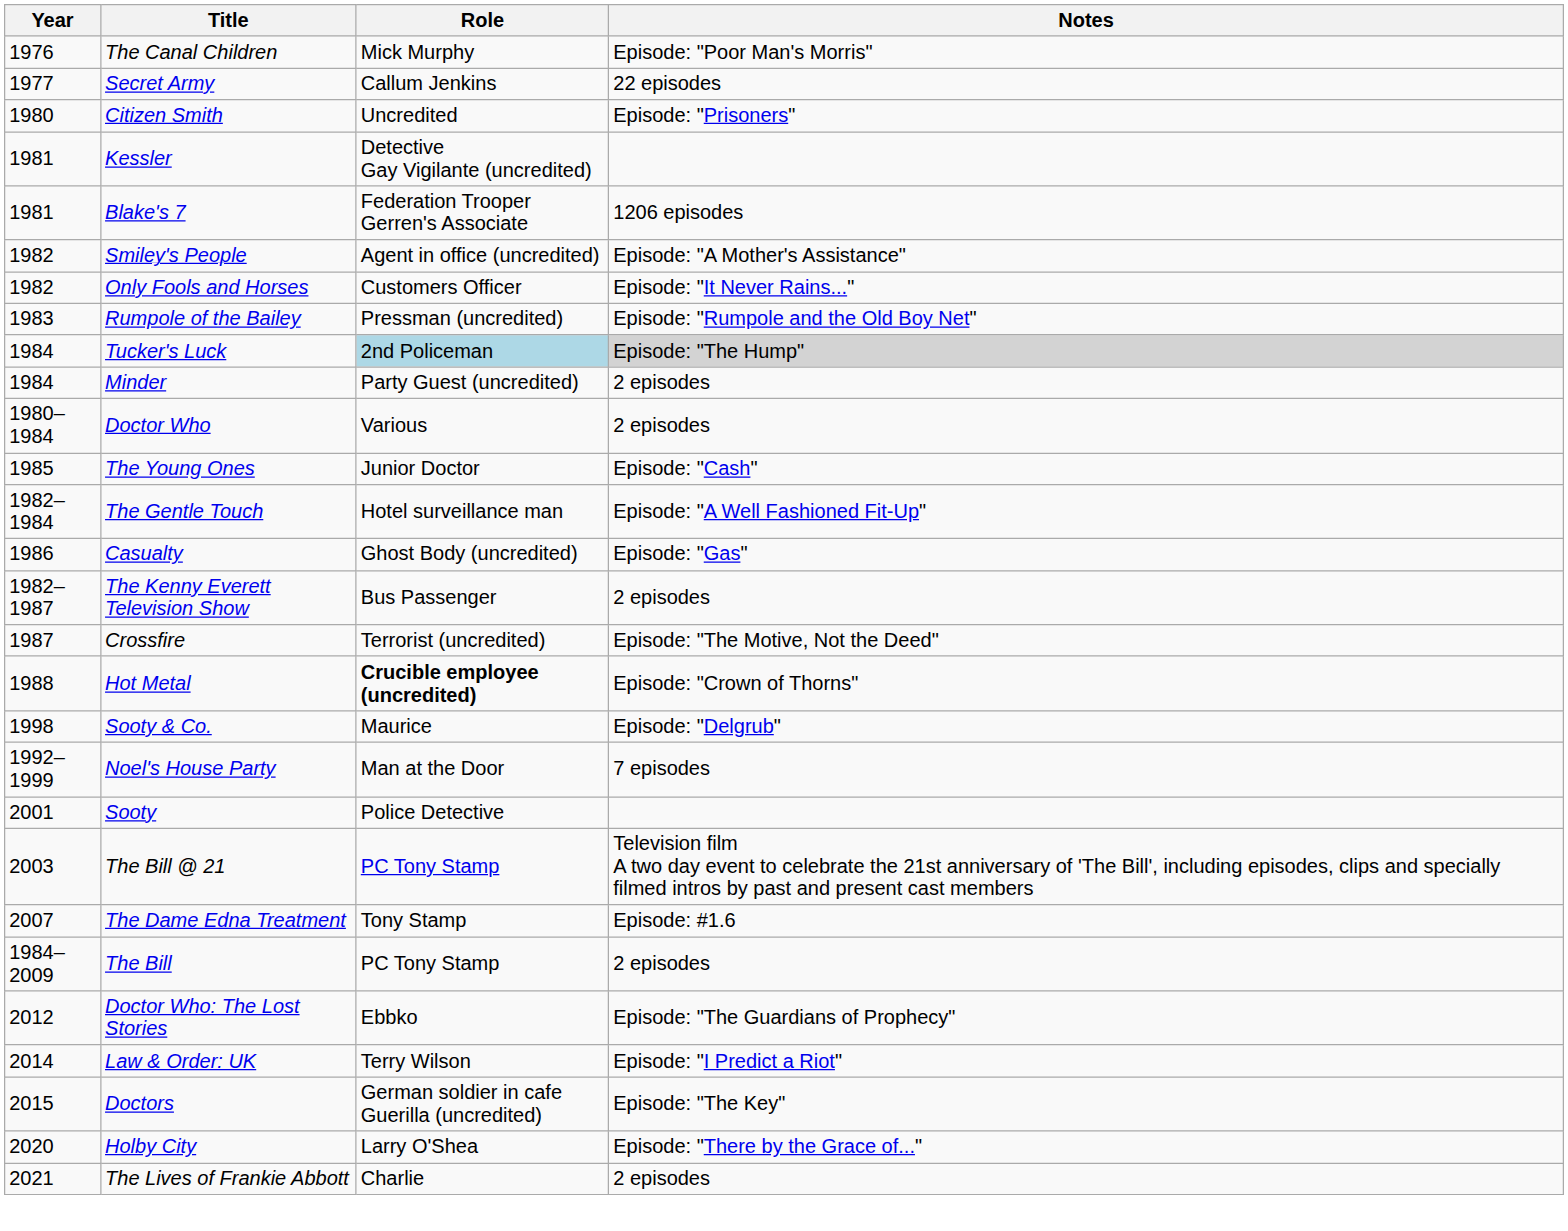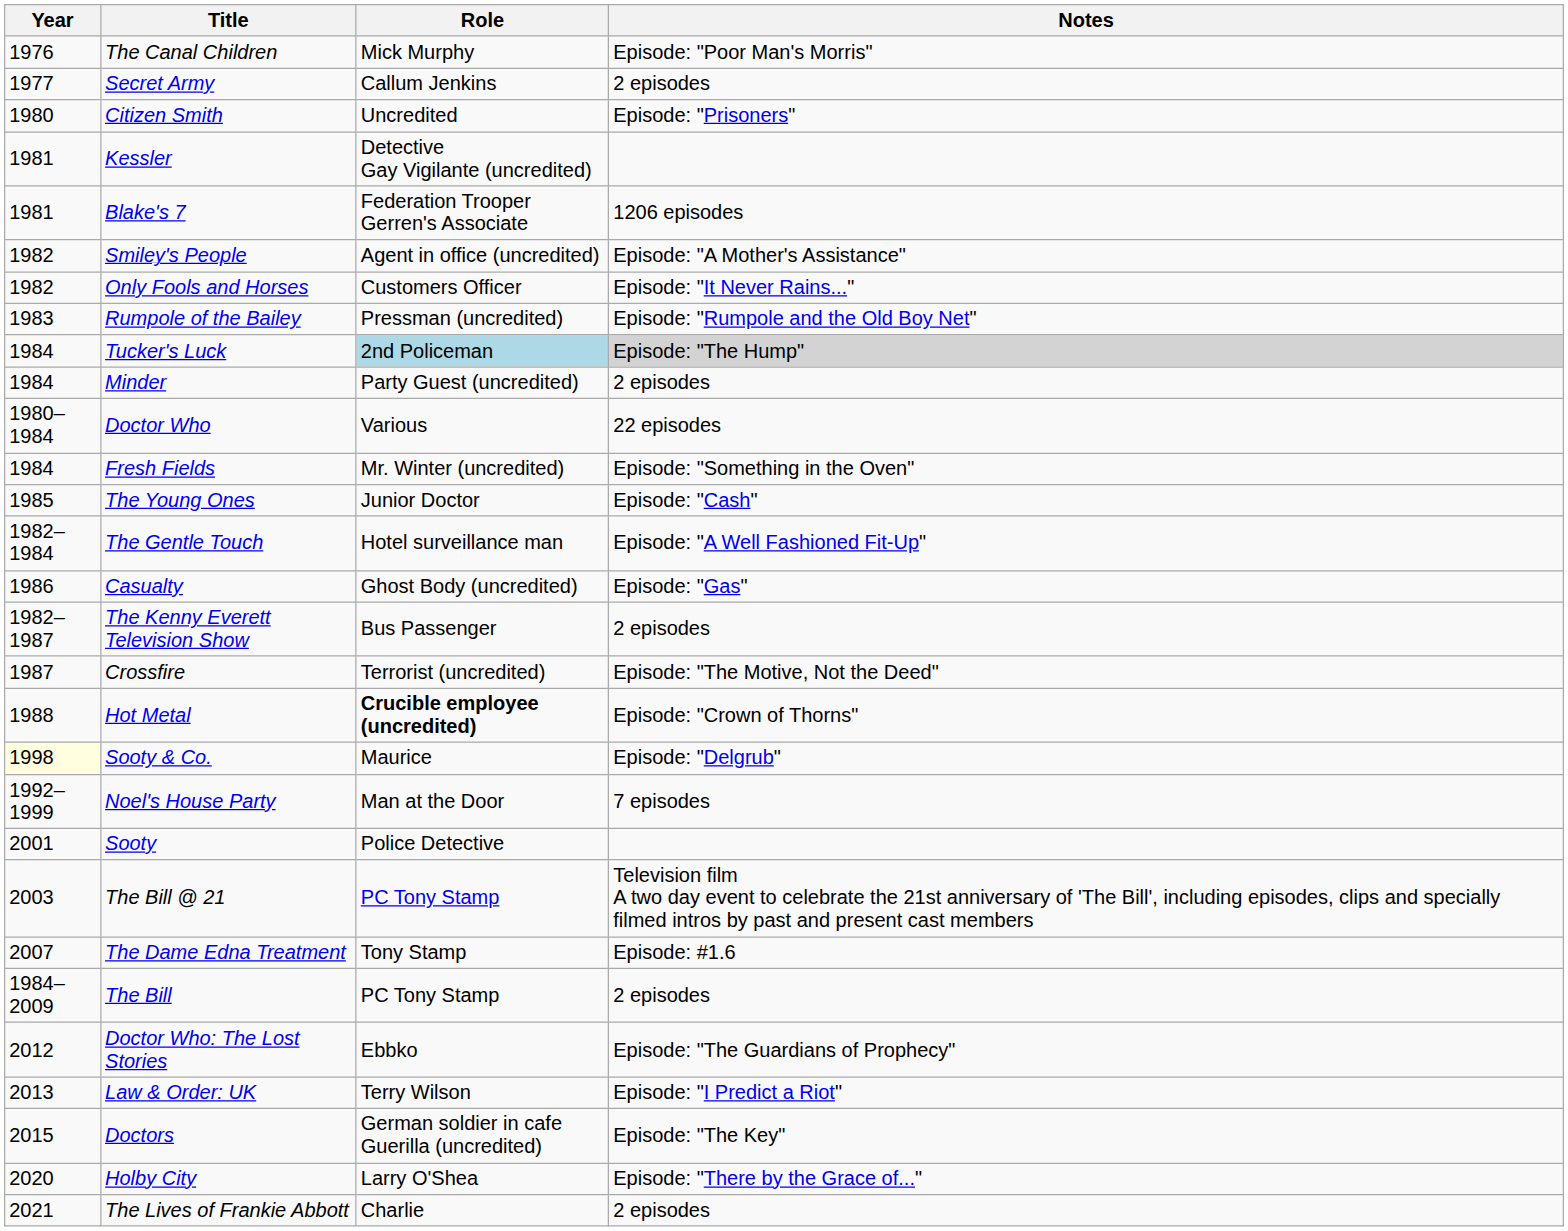(667, 83) 22 episodes -> (662, 83) 2 episodes
(662, 425) 2 episodes -> (667, 425) 22 episodes
+ row: (160, 468)
(31, 726) no background -> (31, 758) lightyellow background
(31, 1060) 2014 -> (31, 1092) 2013
